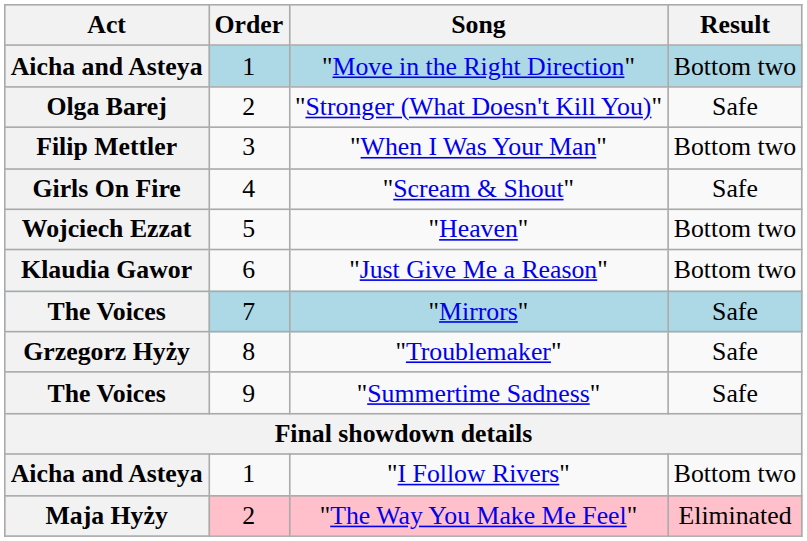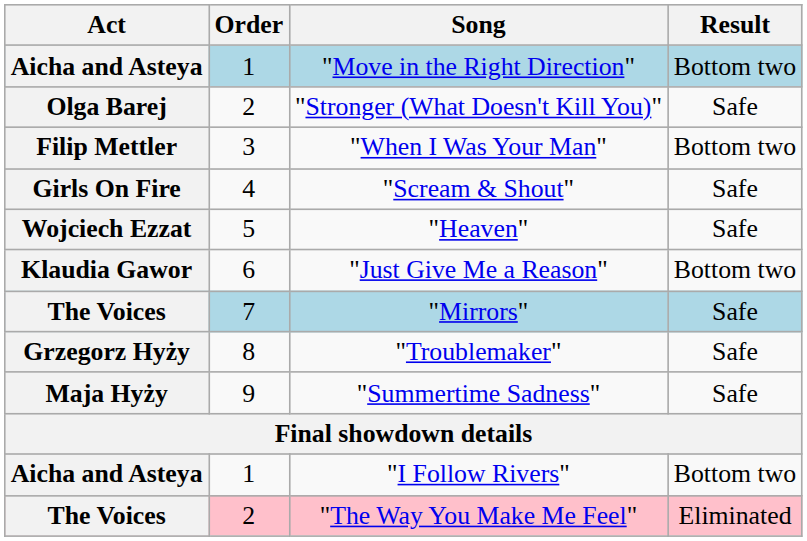(735, 229) Bottom two -> (735, 229) Safe
(107, 392) The Voices -> (107, 392) Maja Hyży
(107, 515) Maja Hyży -> (107, 515) The Voices
